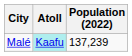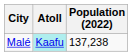(89, 42) 137,239 -> (89, 42) 137,238
